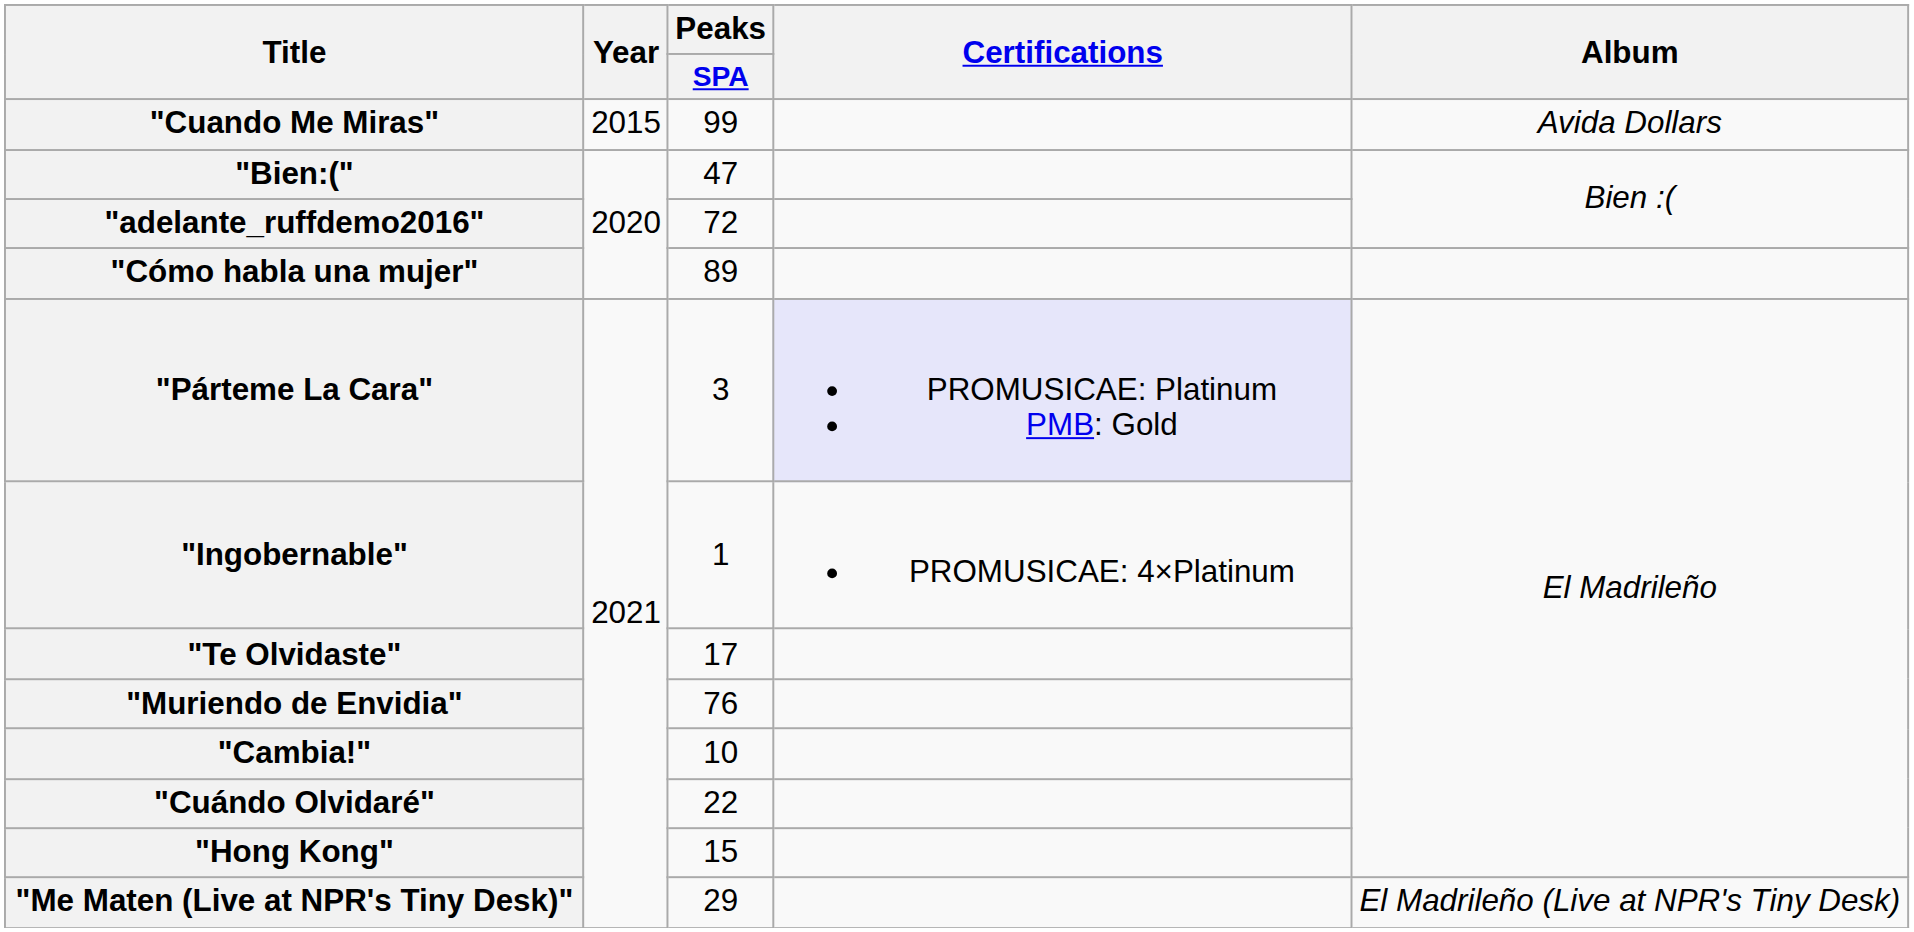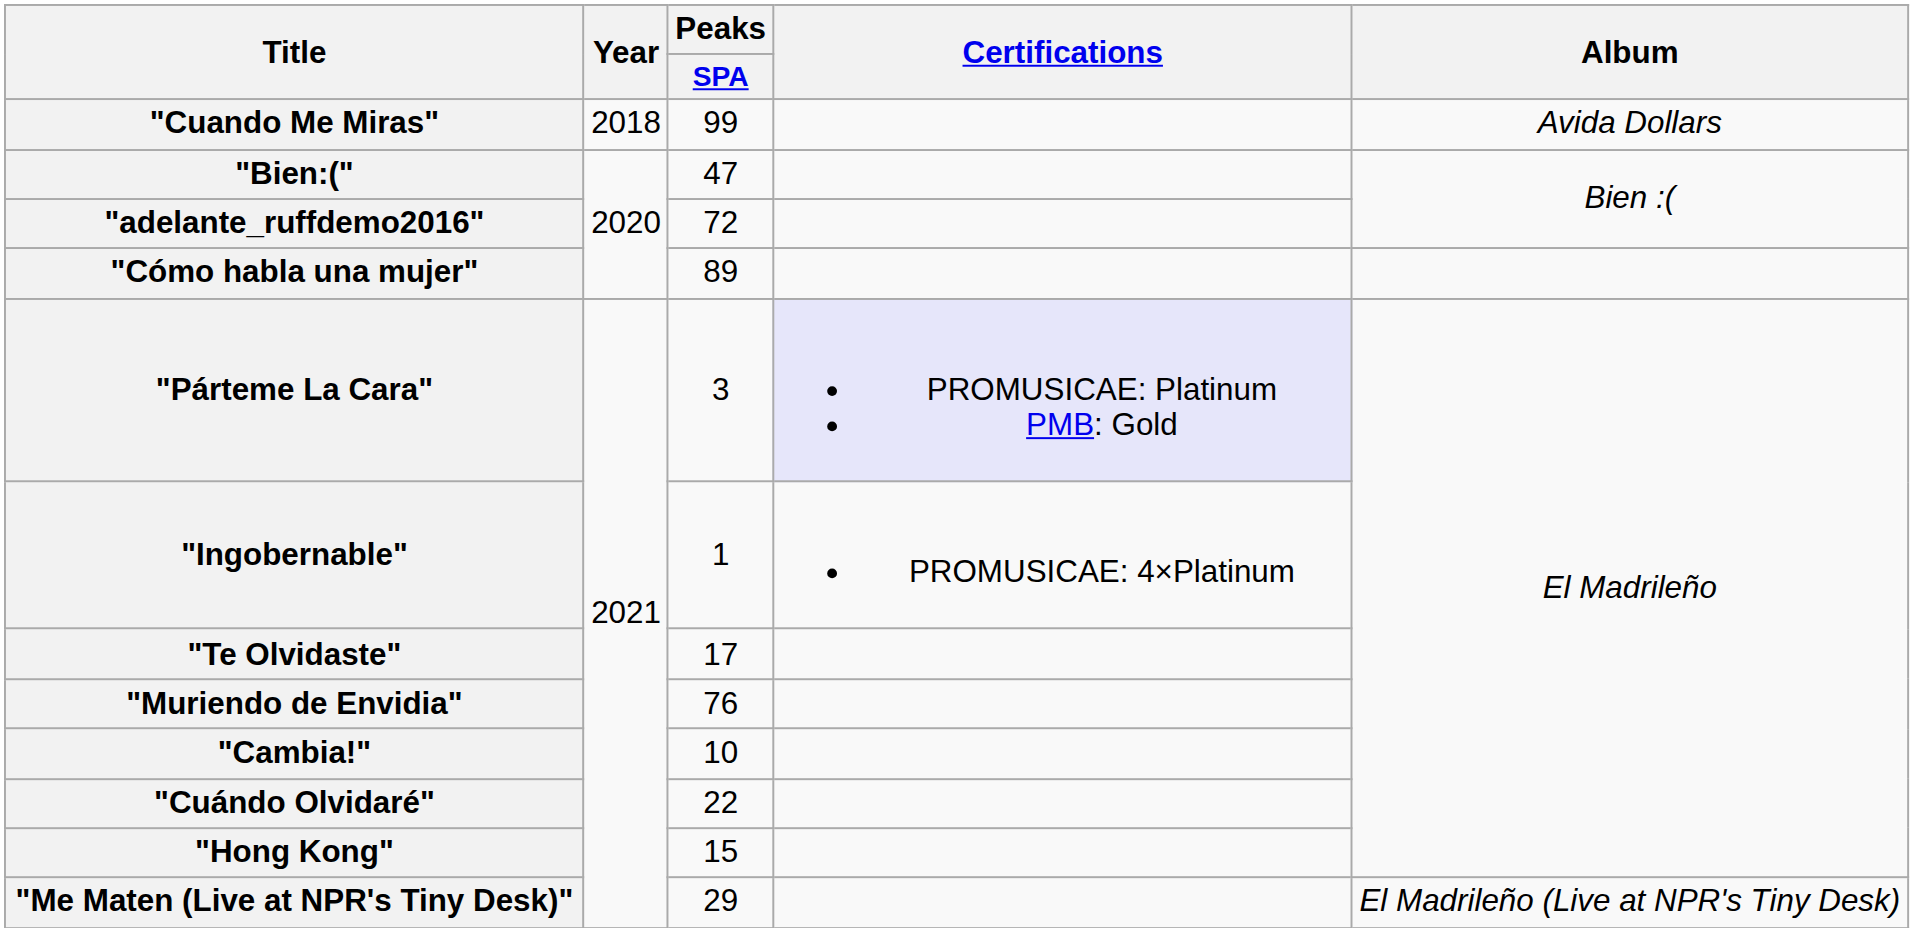(626, 123) 2015 -> (626, 123) 2018
